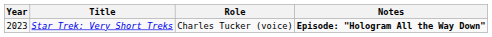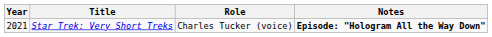(17, 26) 2023 -> (17, 26) 2021
